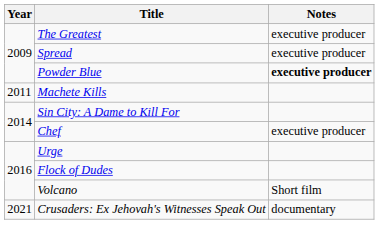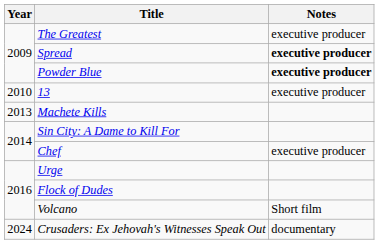(318, 53) normal -> (321, 53) bold
+ row: (44, 92)
(19, 92) 2011 -> (20, 111) 2013
(20, 209) 2021 -> (20, 229) 2024
